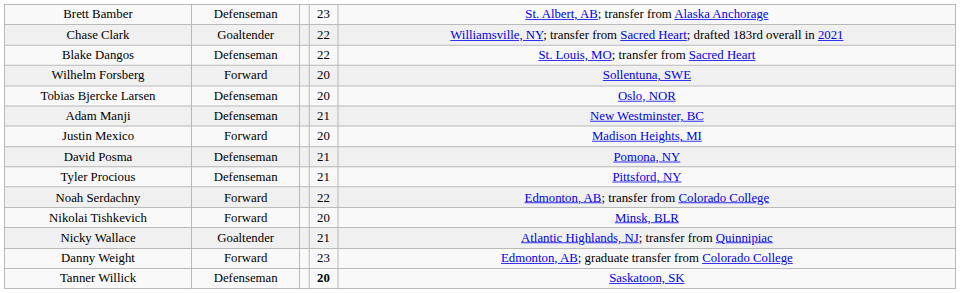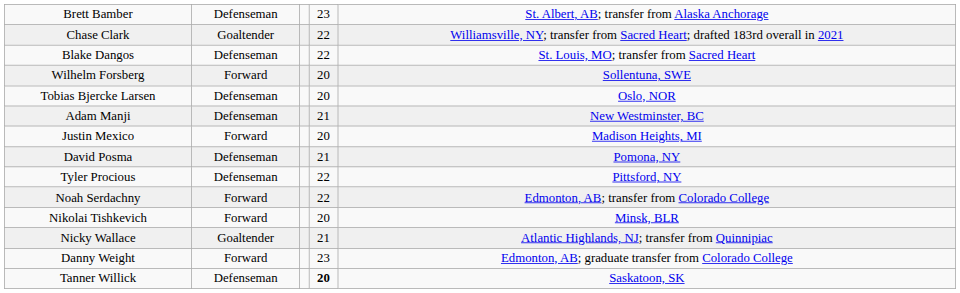(323, 177) 21 -> (323, 177) 22
